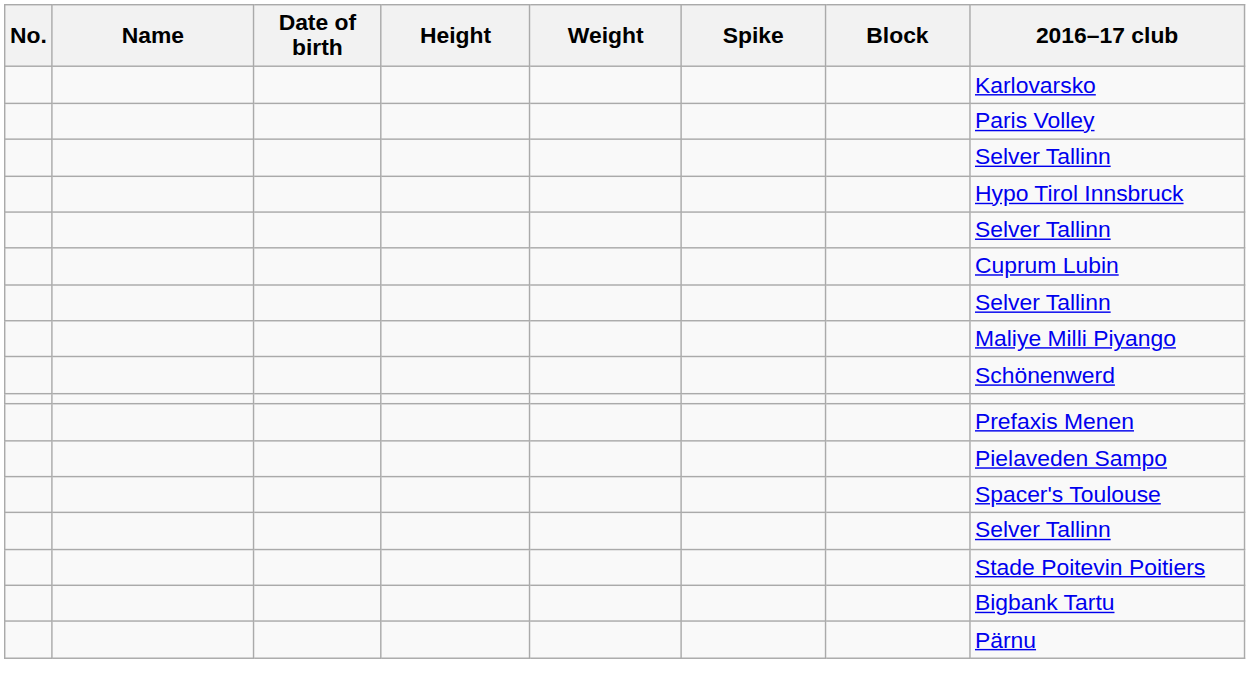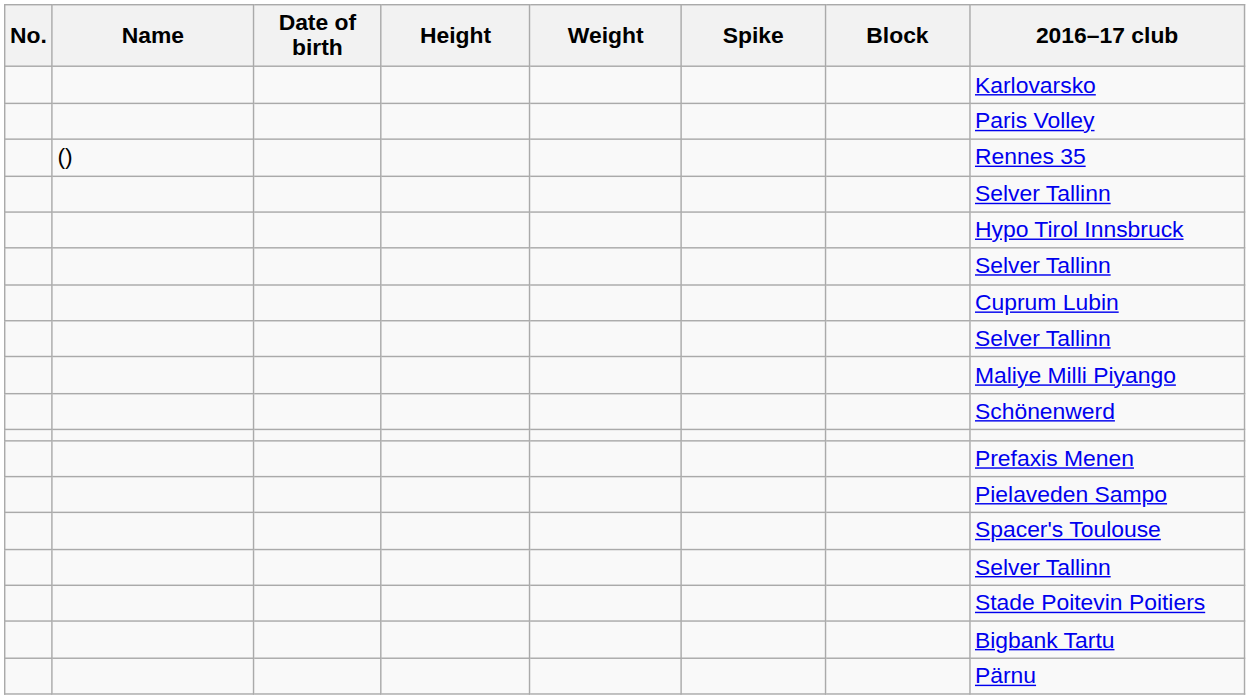+ row: (28, 157)
